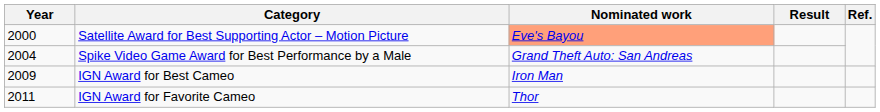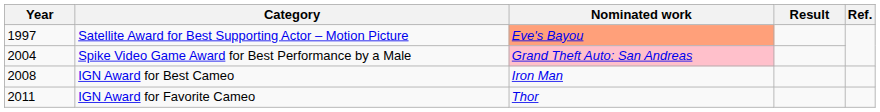(22, 35) 2000 -> (22, 35) 1997
(602, 55) no background -> (602, 55) pink background
(22, 76) 2009 -> (22, 76) 2008
